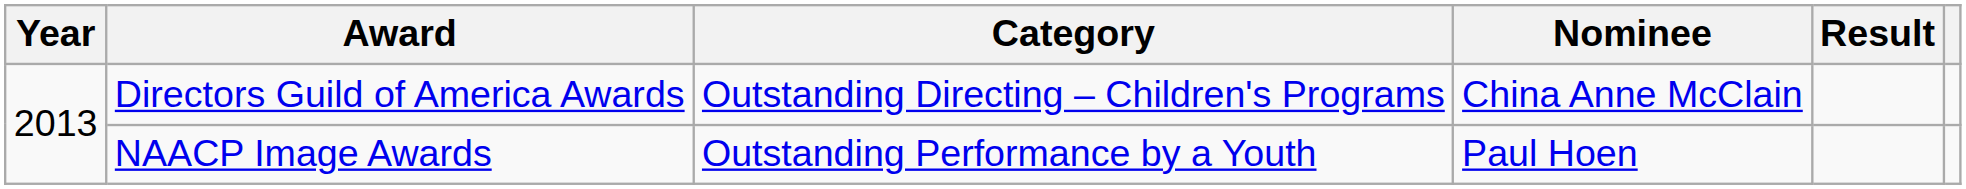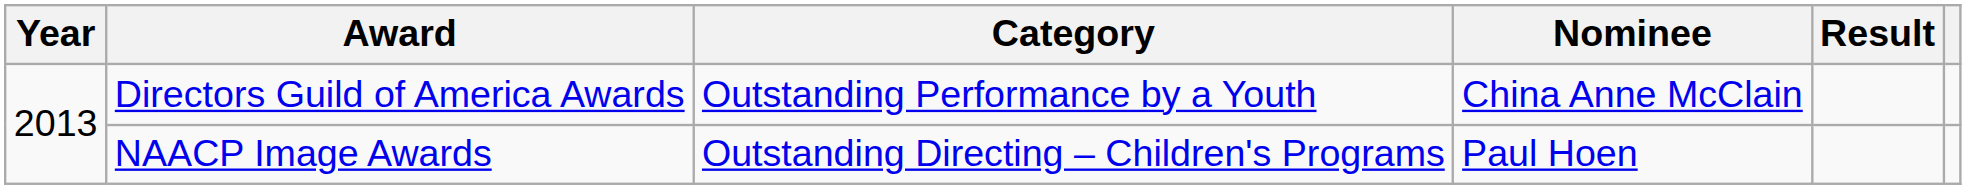(1073, 93) Outstanding Directing – Children's Programs -> (1009, 93) Outstanding Performance by a Youth
(1009, 153) Outstanding Performance by a Youth -> (1073, 153) Outstanding Directing – Children's Programs
